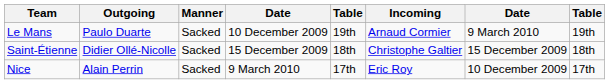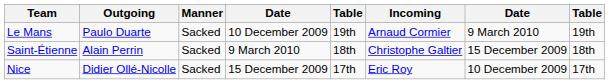(129, 50) Didier Ollé-Nicolle -> (113, 50) Alain Perrin
(278, 50) 15 December 2009 -> (264, 50) 9 March 2010
(113, 69) Alain Perrin -> (129, 69) Didier Ollé-Nicolle
(264, 69) 9 March 2010 -> (278, 69) 15 December 2009
